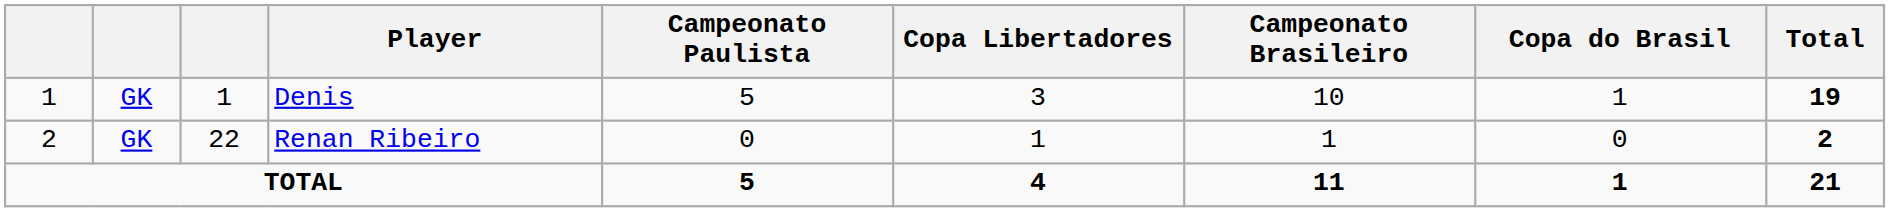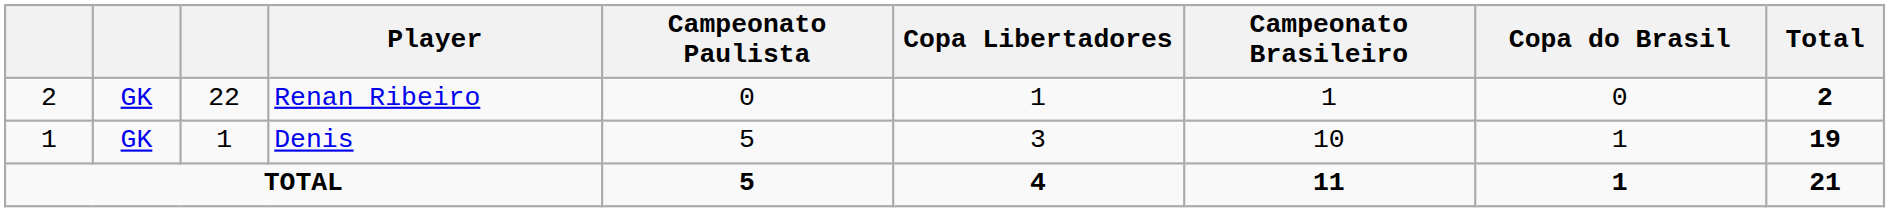rows swapped: (314, 99) <-> (377, 142)
